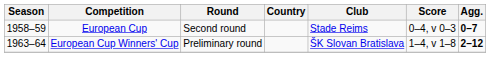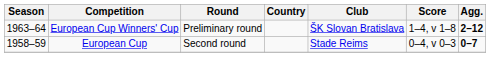rows swapped: (115, 28) <-> (115, 44)
